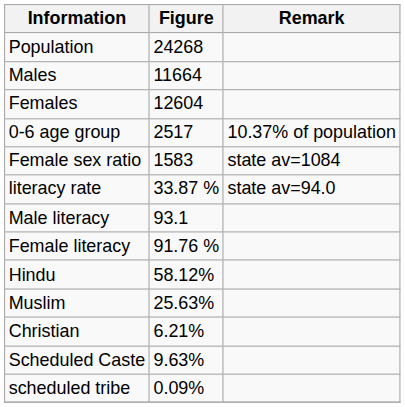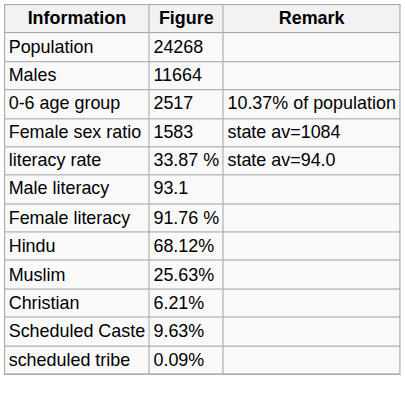- row: (43, 103)
(184, 274) 58.12% -> (184, 246) 68.12%
